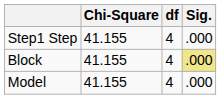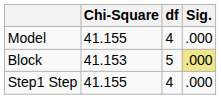rows swapped: (43, 37) <-> (27, 82)
(105, 60) 41.155 -> (105, 60) 41.153
(169, 60) 4 -> (169, 60) 5
